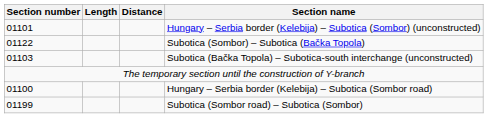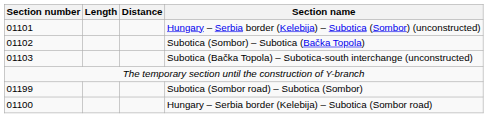(20, 43) 01122 -> (20, 43) 01102
rows swapped: (300, 89) <-> (265, 105)
